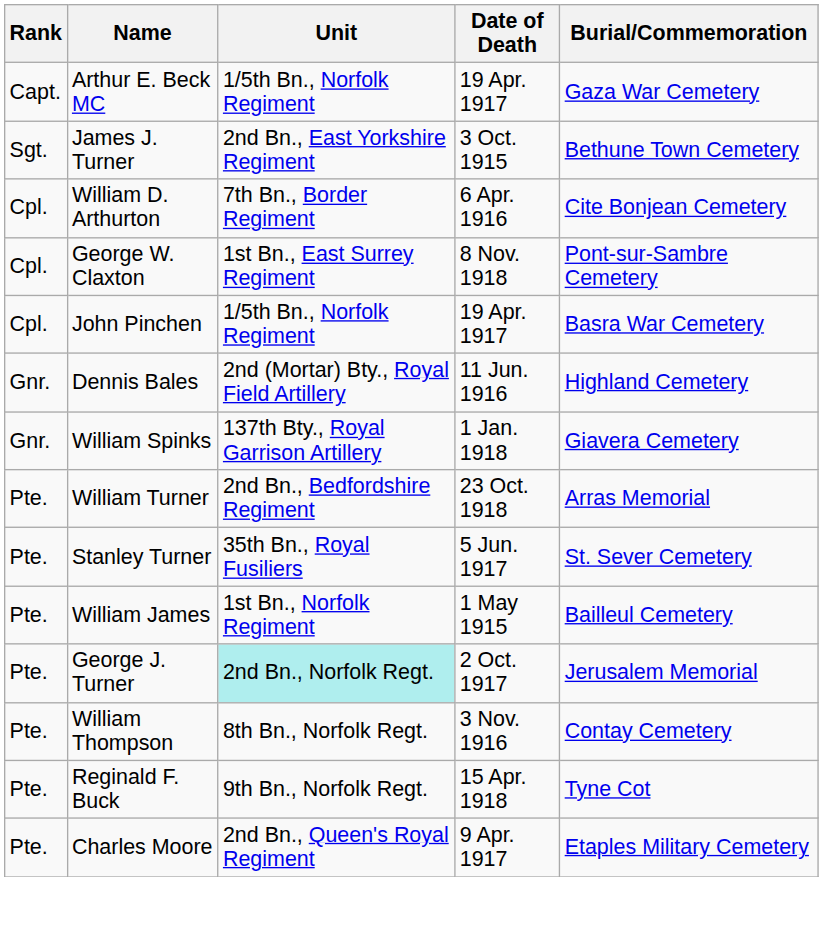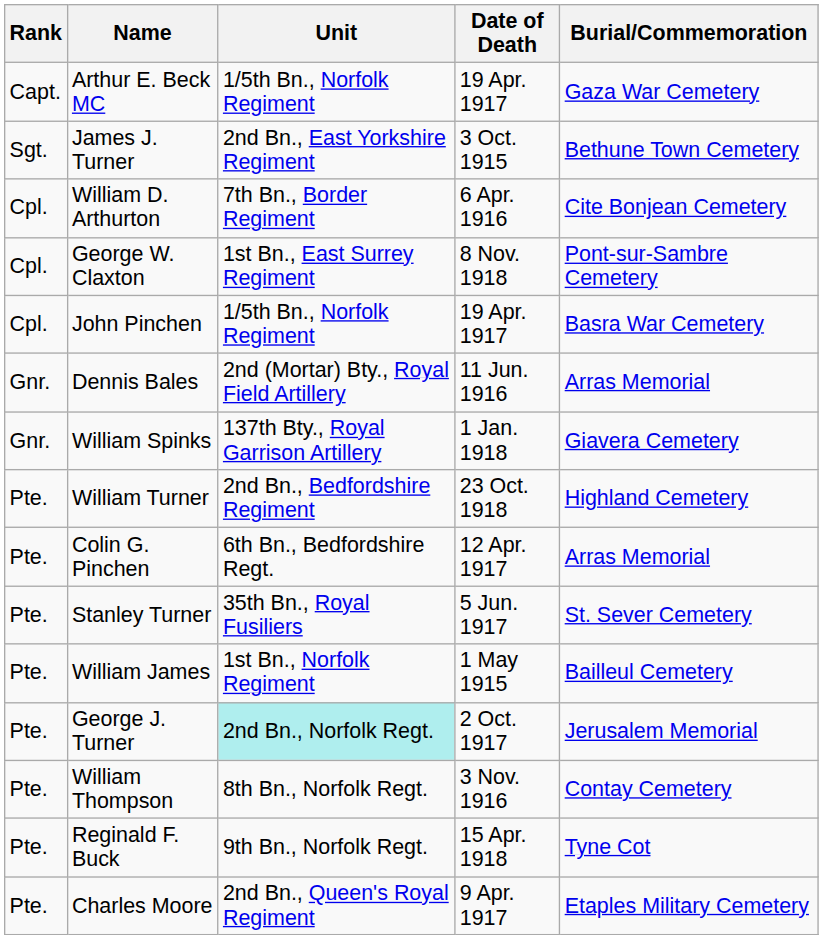(656, 382) Highland Cemetery -> (637, 382) Arras Memorial
(637, 498) Arras Memorial -> (656, 498) Highland Cemetery
+ row: (111, 556)
